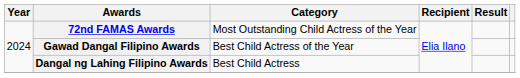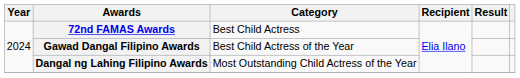(315, 30) Most Outstanding Child Actress of the Year -> (256, 30) Best Child Actress
(256, 64) Best Child Actress -> (315, 64) Most Outstanding Child Actress of the Year
